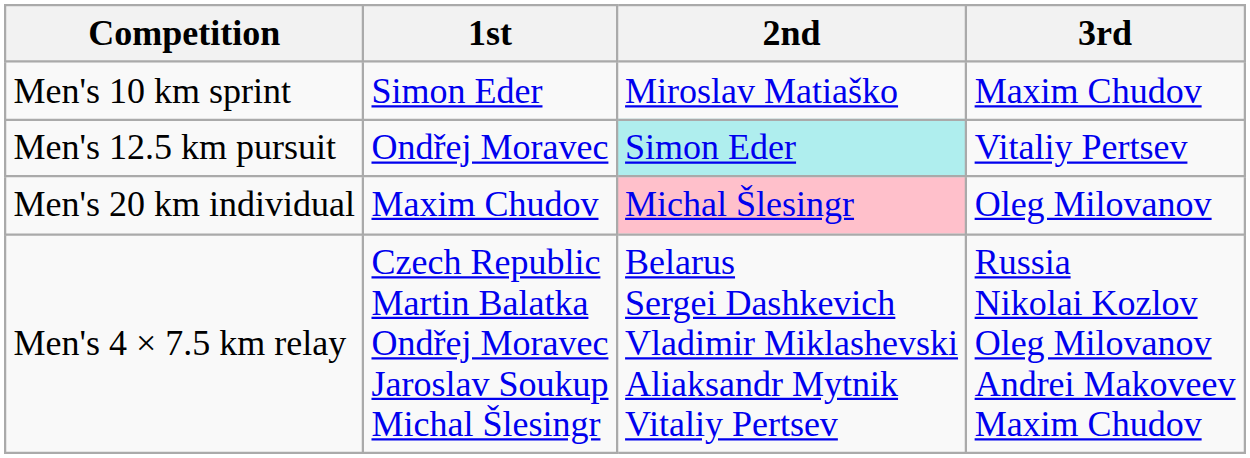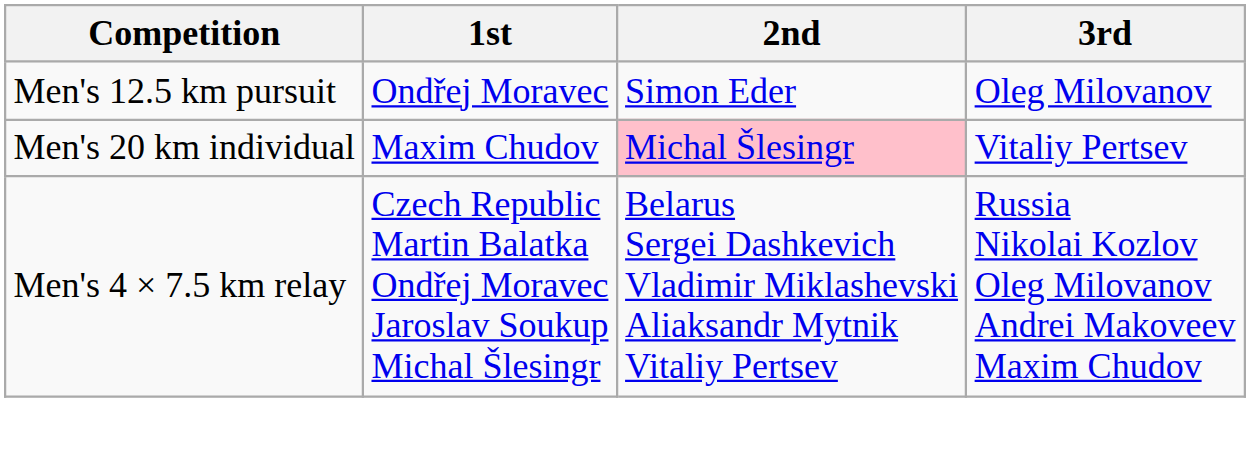- row: (152, 90)
(711, 147) paleturquoise background -> (711, 90) no background
(1081, 147) Vitaliy Pertsev -> (1093, 90) Oleg Milovanov
(1093, 204) Oleg Milovanov -> (1081, 147) Vitaliy Pertsev
